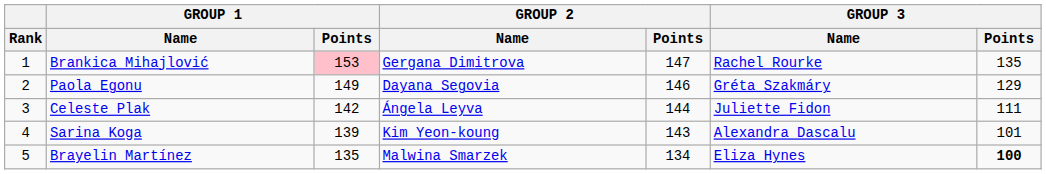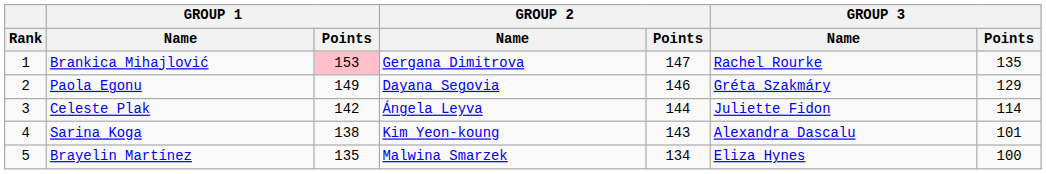(1009, 110) 111 -> (1009, 110) 114
(347, 133) 139 -> (347, 133) 138
(1009, 156) bold -> (1009, 156) normal
